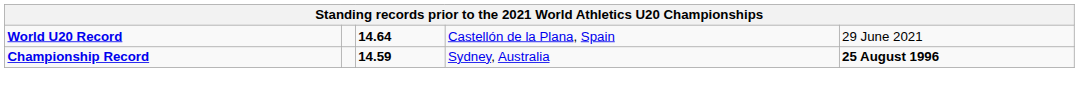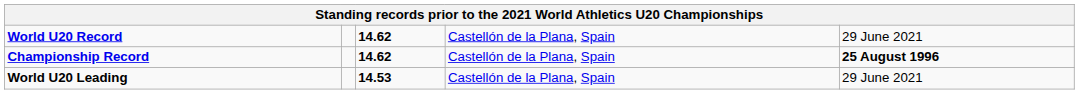(375, 36) 14.64 -> (375, 36) 14.62
(375, 57) 14.59 -> (375, 57) 14.62
(499, 57) Sydney, Australia -> (531, 57) Castellón de la Plana, Spain
+ row: (67, 78)
